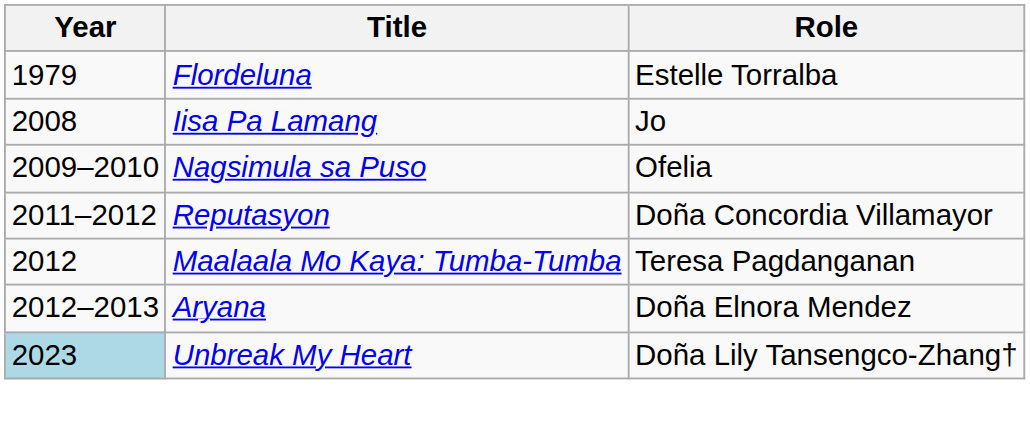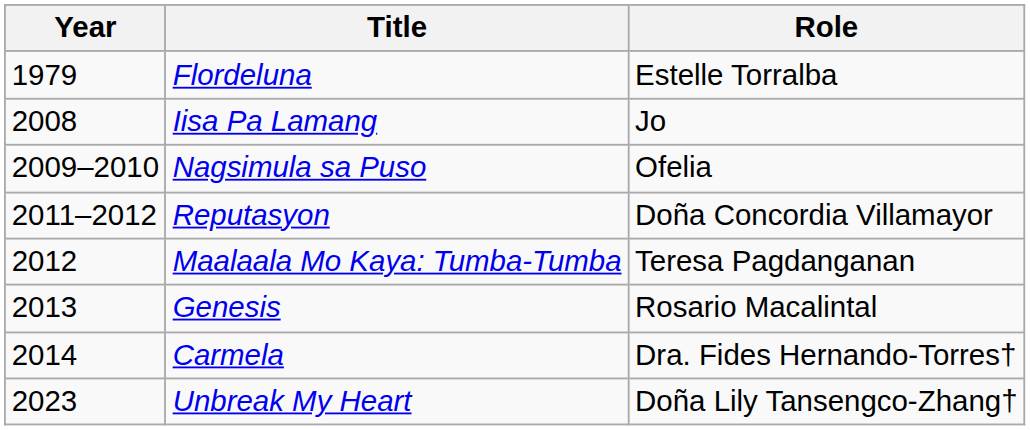- row: (219, 307)
+ row: (227, 307)
+ row: (228, 354)
(44, 354) lightblue background -> (44, 401) no background
